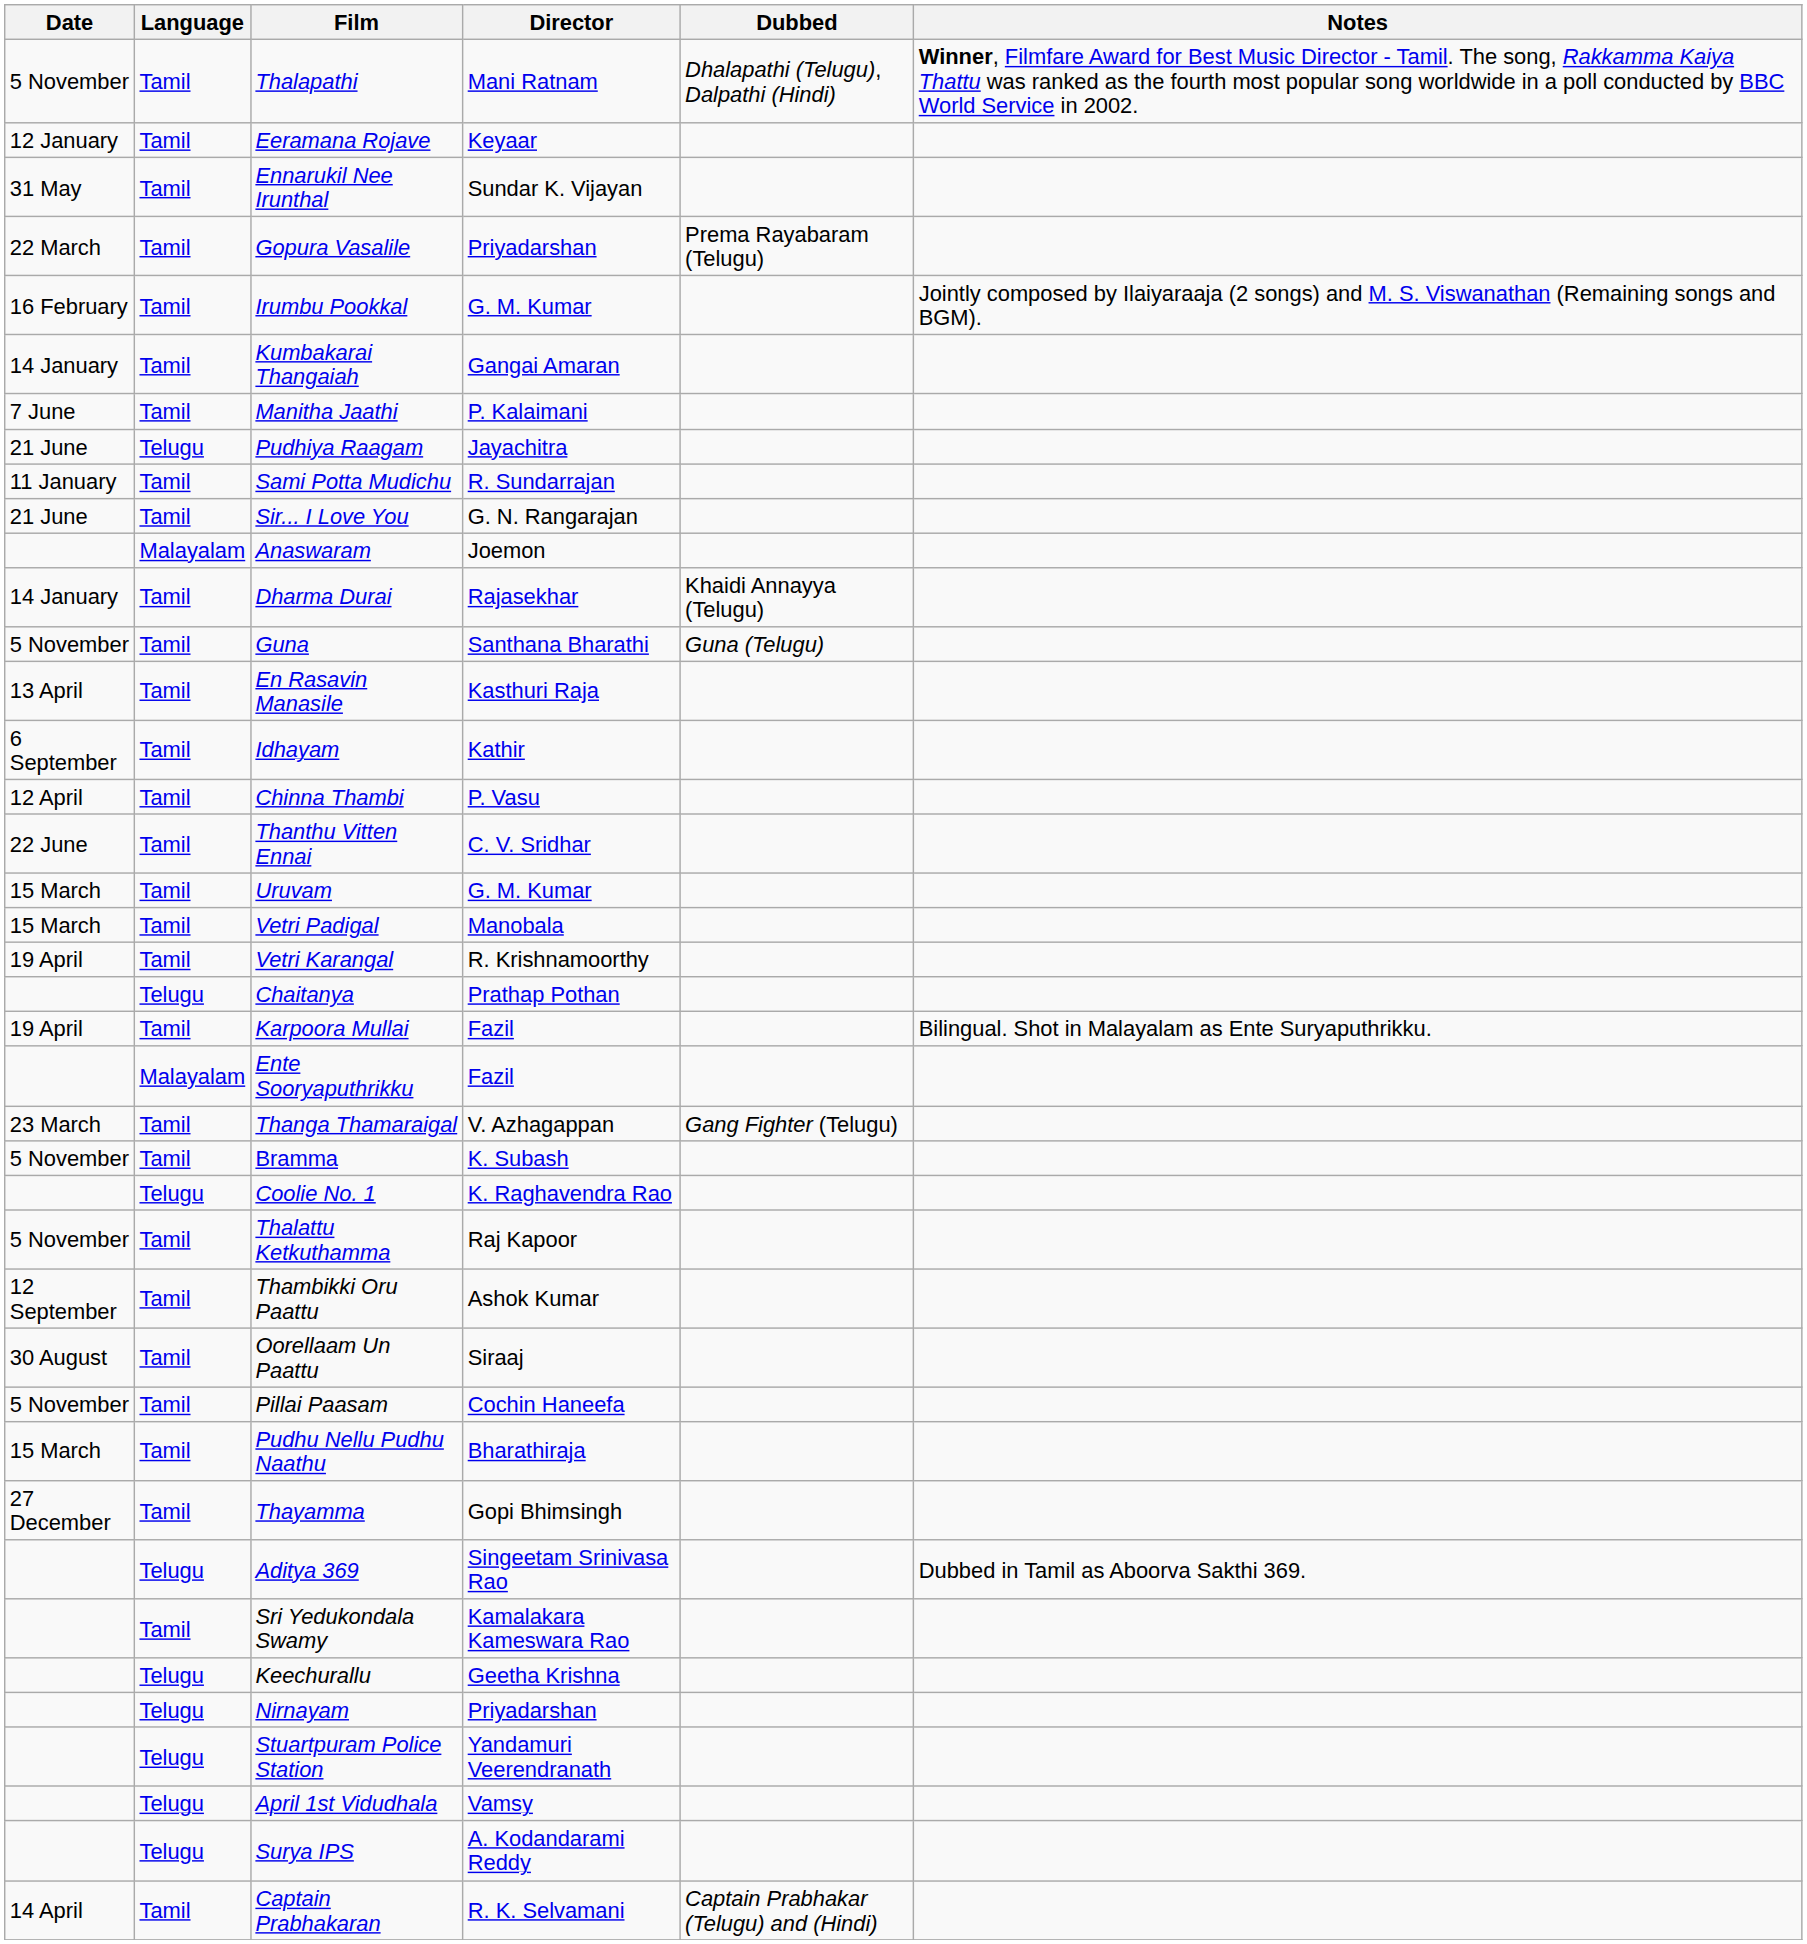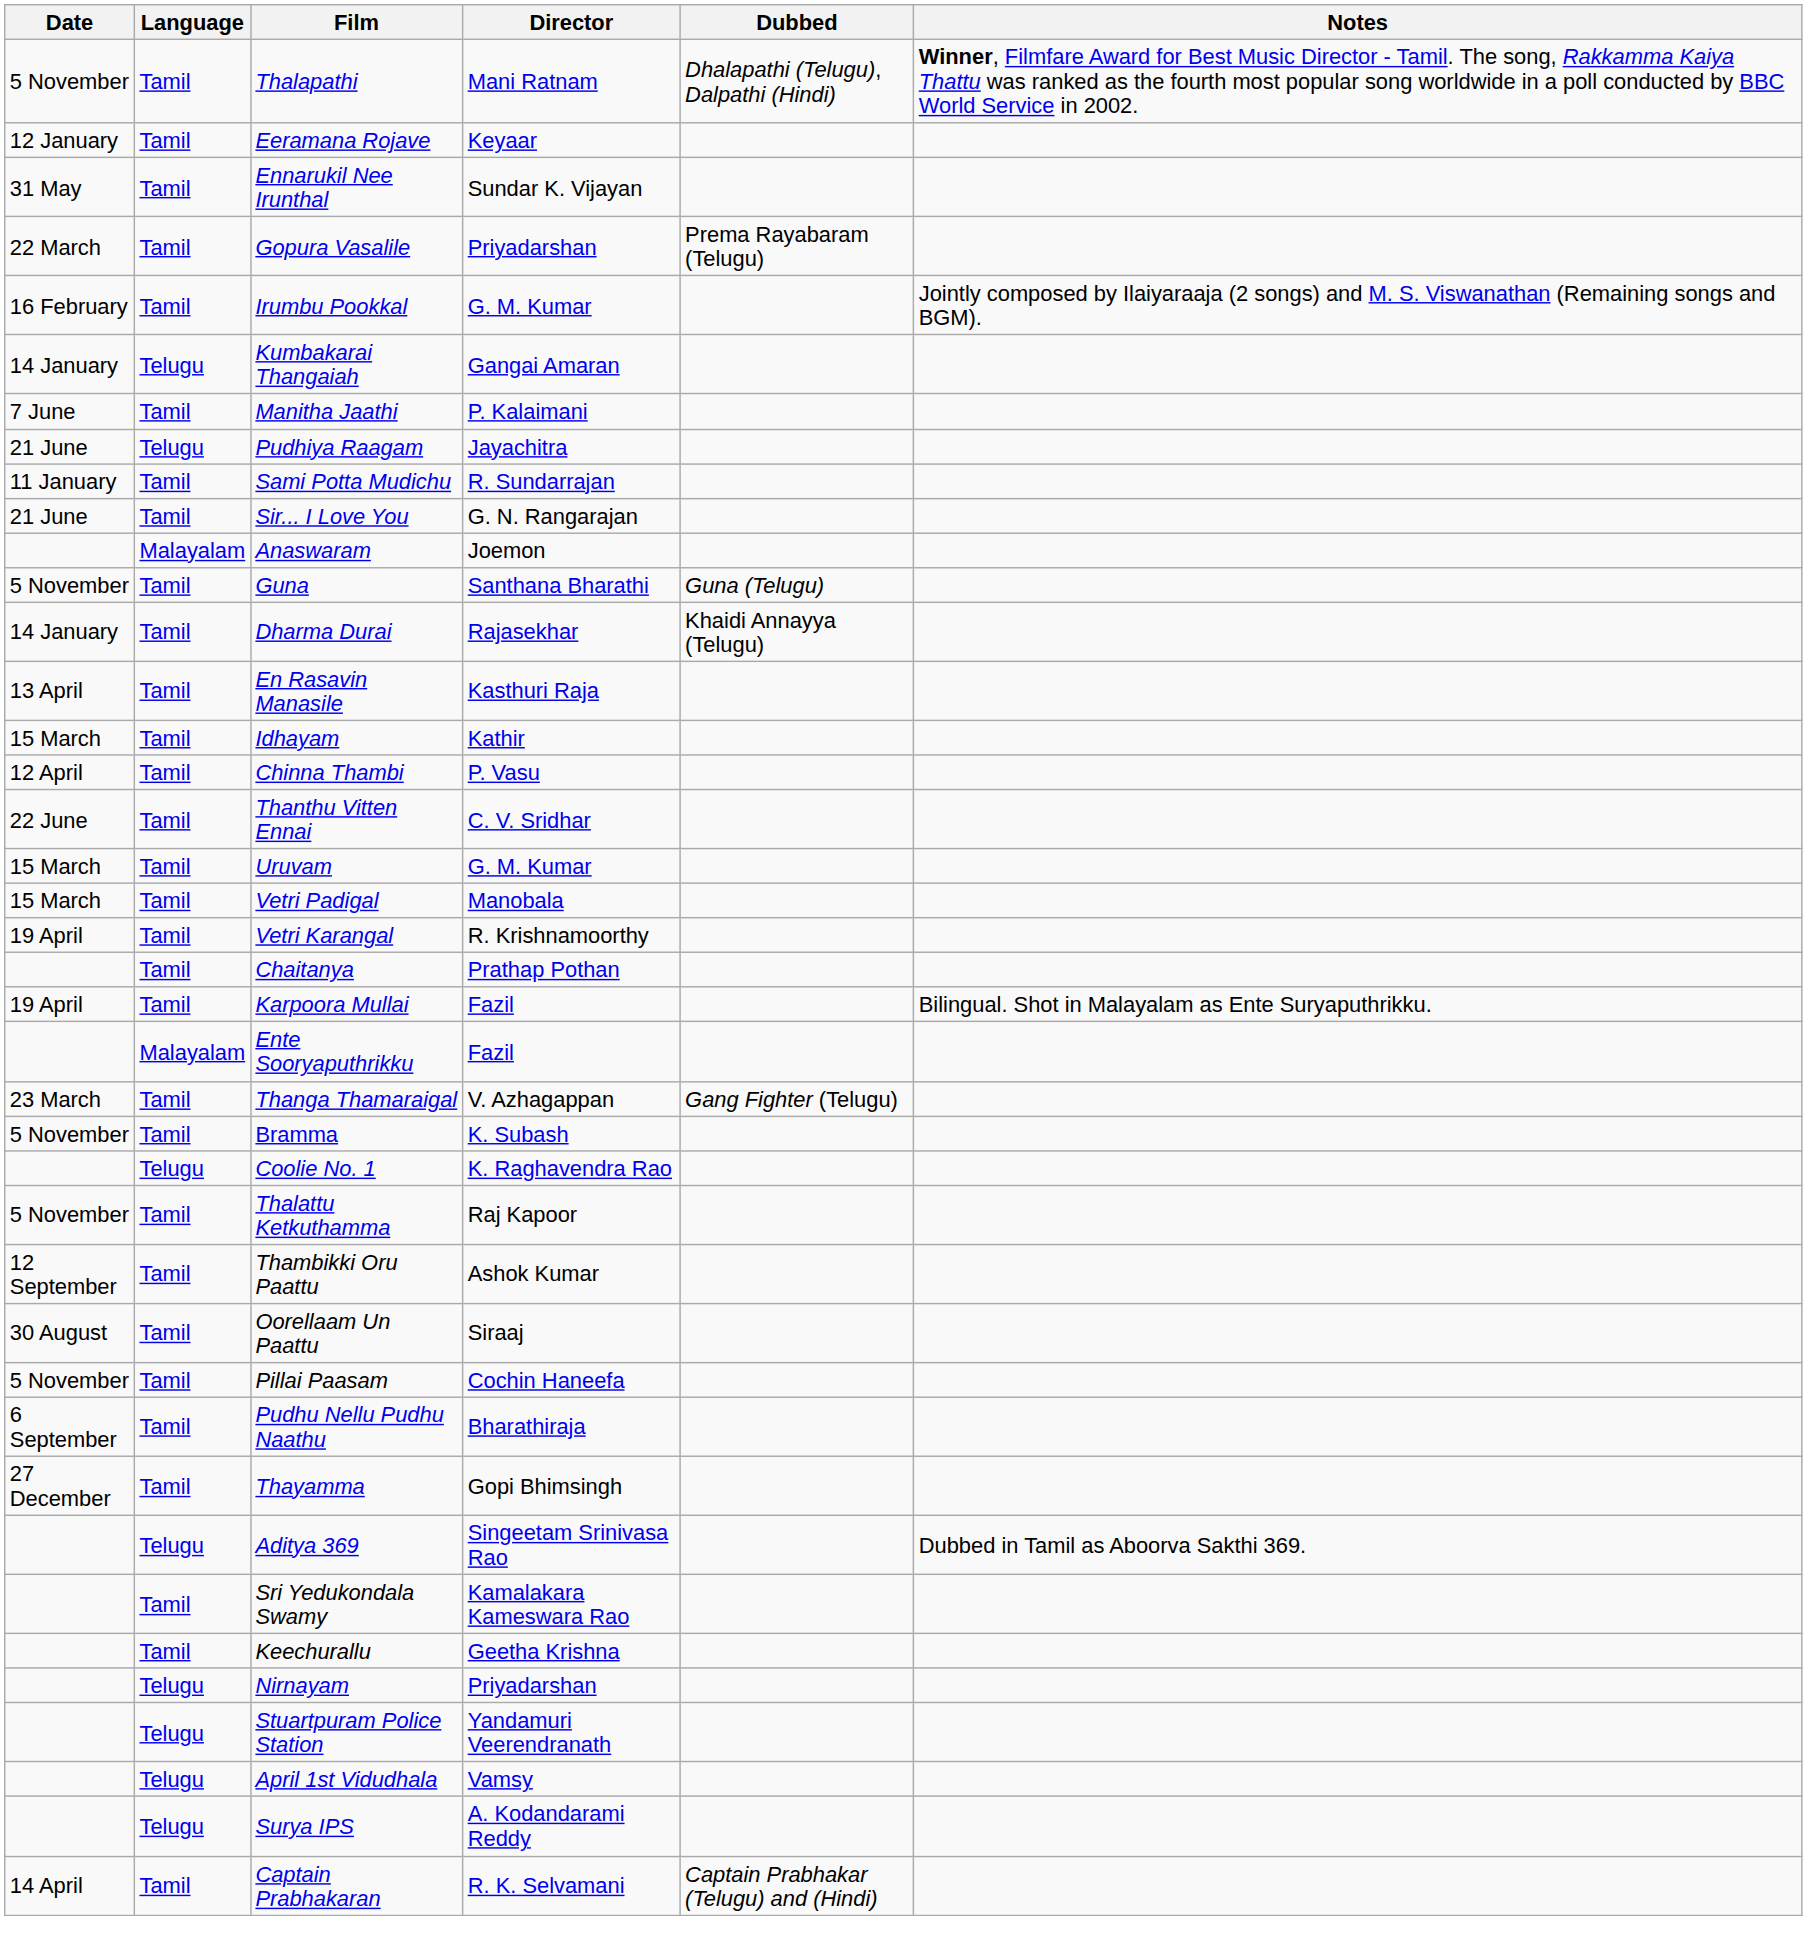(165, 365) Tamil -> (172, 365) Telugu
rows swapped: (282, 644) <-> (323, 597)
(63, 750) 6 September -> (55, 738) 15 March
(172, 995) Telugu -> (165, 970) Tamil
(55, 1451) 15 March -> (63, 1427) 6 September
(172, 1676) Telugu -> (165, 1651) Tamil
